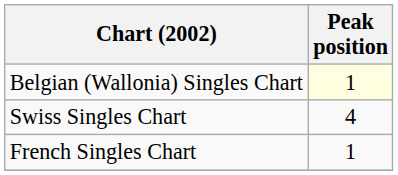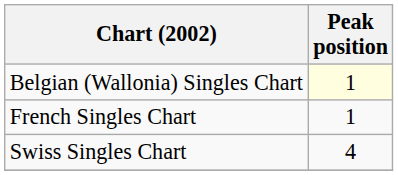rows swapped: (103, 151) <-> (98, 116)
